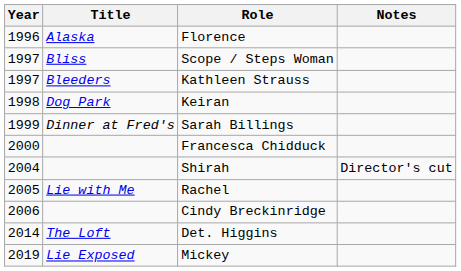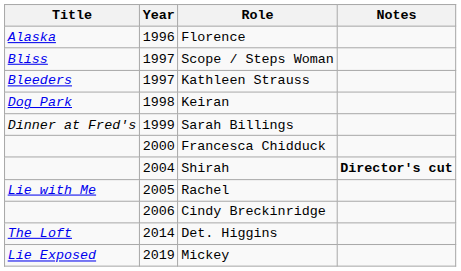columns swapped: (24, 15) <-> (111, 15)
(396, 168) normal -> (396, 168) bold
